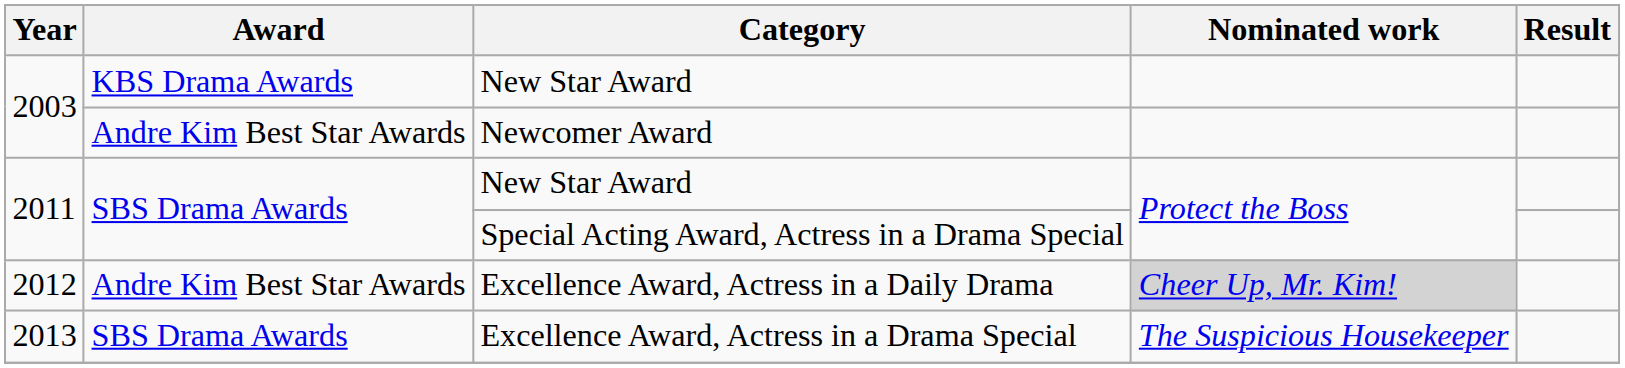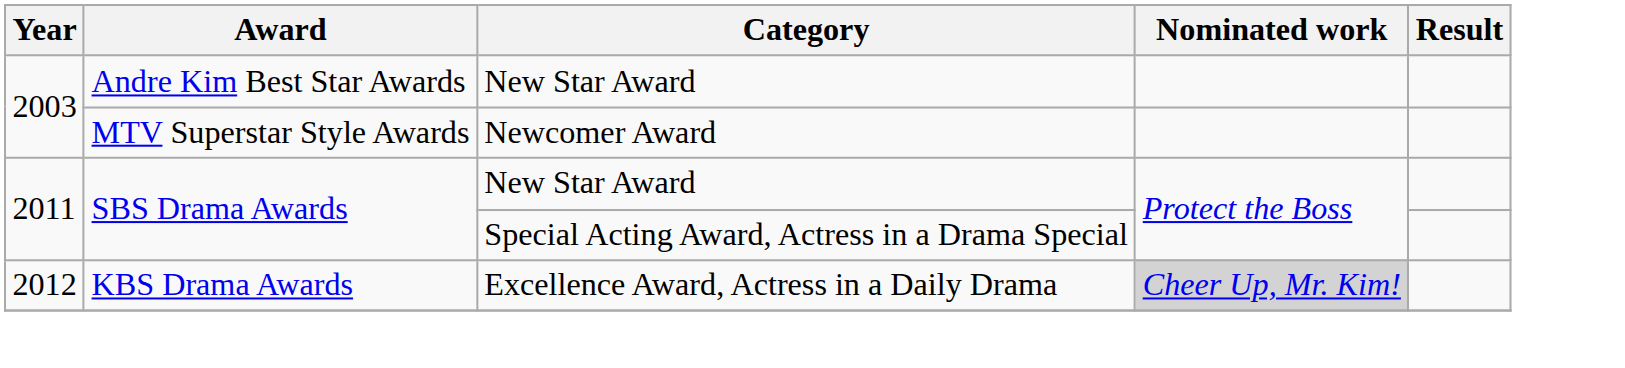(222, 81) KBS Drama Awards -> (279, 81) Andre Kim Best Star Awards
(279, 132) Andre Kim Best Star Awards -> (281, 132) MTV Superstar Style Awards
(279, 285) Andre Kim Best Star Awards -> (222, 285) KBS Drama Awards
- row: (45, 336)
